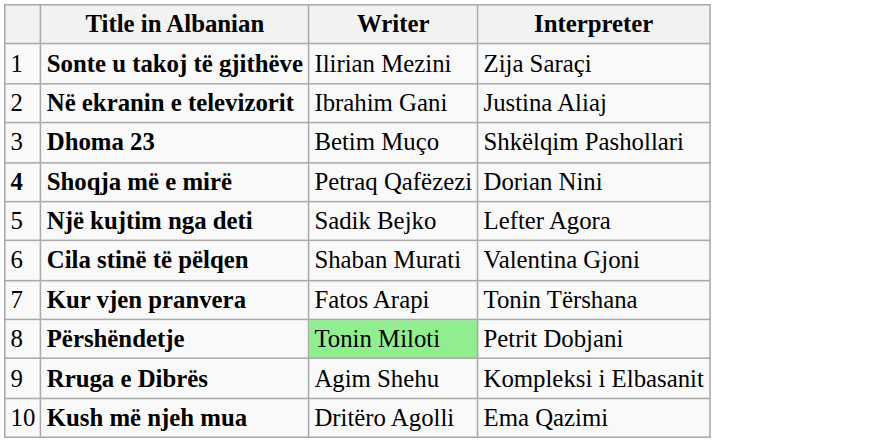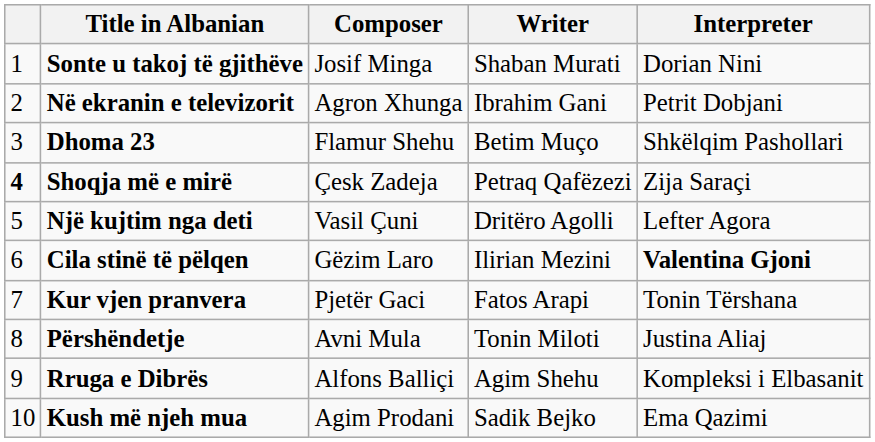+ column: (388, 24)
(383, 63) Ilirian Mezini -> (547, 63) Shaban Murati
(538, 63) Zija Saraçi -> (703, 63) Dorian Nini
(545, 102) Justina Aliaj -> (713, 102) Petrit Dobjani
(543, 181) Dorian Nini -> (697, 181) Zija Saraçi
(375, 220) Sadik Bejko -> (544, 220) Dritëro Agolli
(388, 260) Shaban Murati -> (542, 260) Ilirian Mezini
(562, 260) normal -> (727, 260) bold
(377, 338) lightgreen background -> (537, 338) no background
(553, 338) Petrit Dobjani -> (705, 338) Justina Aliaj
(384, 417) Dritëro Agolli -> (535, 417) Sadik Bejko
